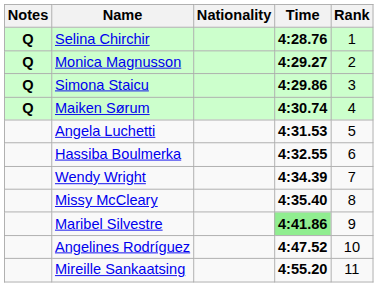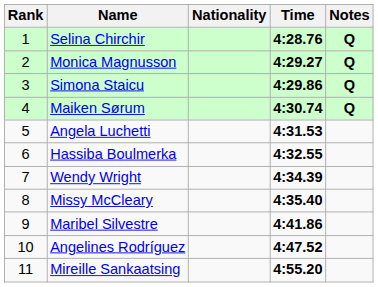columns swapped: (352, 16) <-> (28, 16)
(303, 223) lightgreen background -> (298, 223) no background
